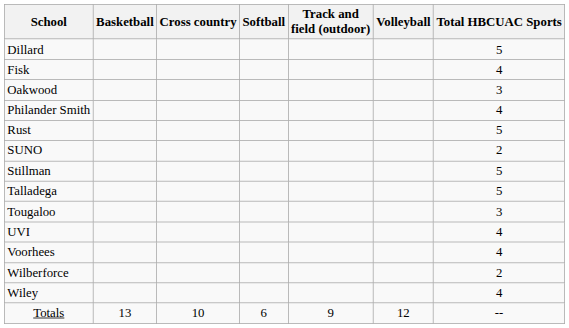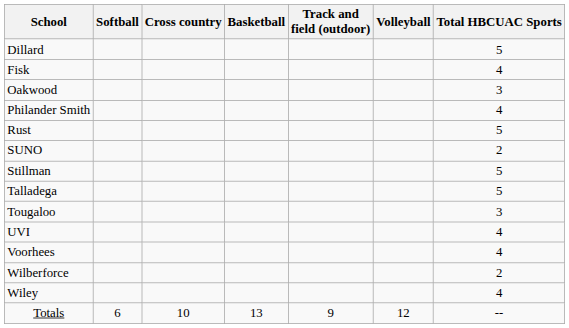columns swapped: (125, 21) <-> (264, 21)
